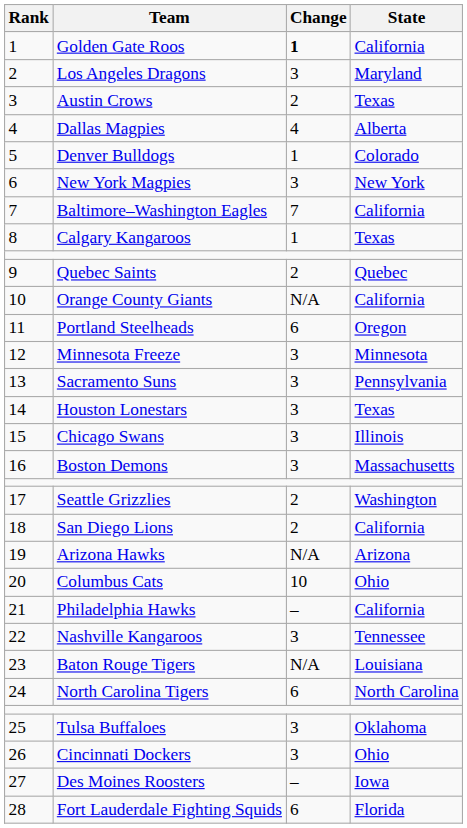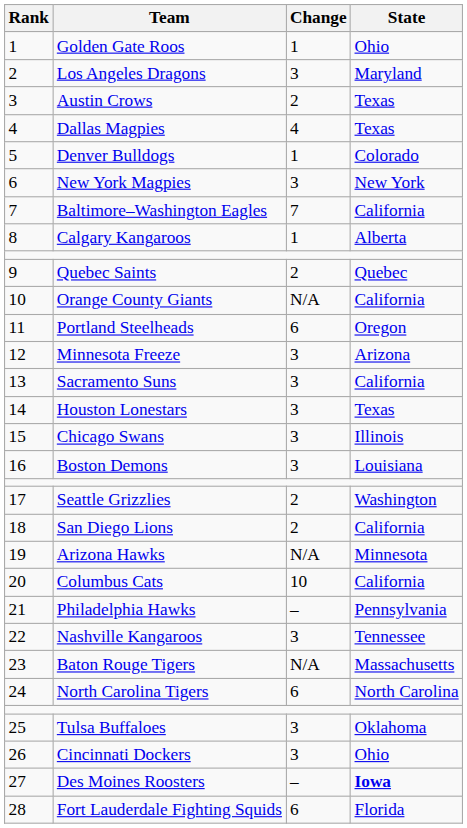(294, 45) bold -> (294, 45) normal
(390, 45) California -> (372, 45) Ohio
(380, 127) Alberta -> (375, 127) Texas
(375, 237) Texas -> (380, 237) Alberta
(391, 355) Minnesota -> (382, 355) Arizona
(401, 382) Pennsylvania -> (390, 382) California
(404, 464) Massachusetts -> (389, 464) Louisiana
(382, 554) Arizona -> (391, 554) Minnesota
(372, 582) Ohio -> (390, 582) California
(390, 609) California -> (401, 609) Pennsylvania
(389, 664) Louisiana -> (404, 664) Massachusetts
(372, 782) normal -> (373, 782) bold
